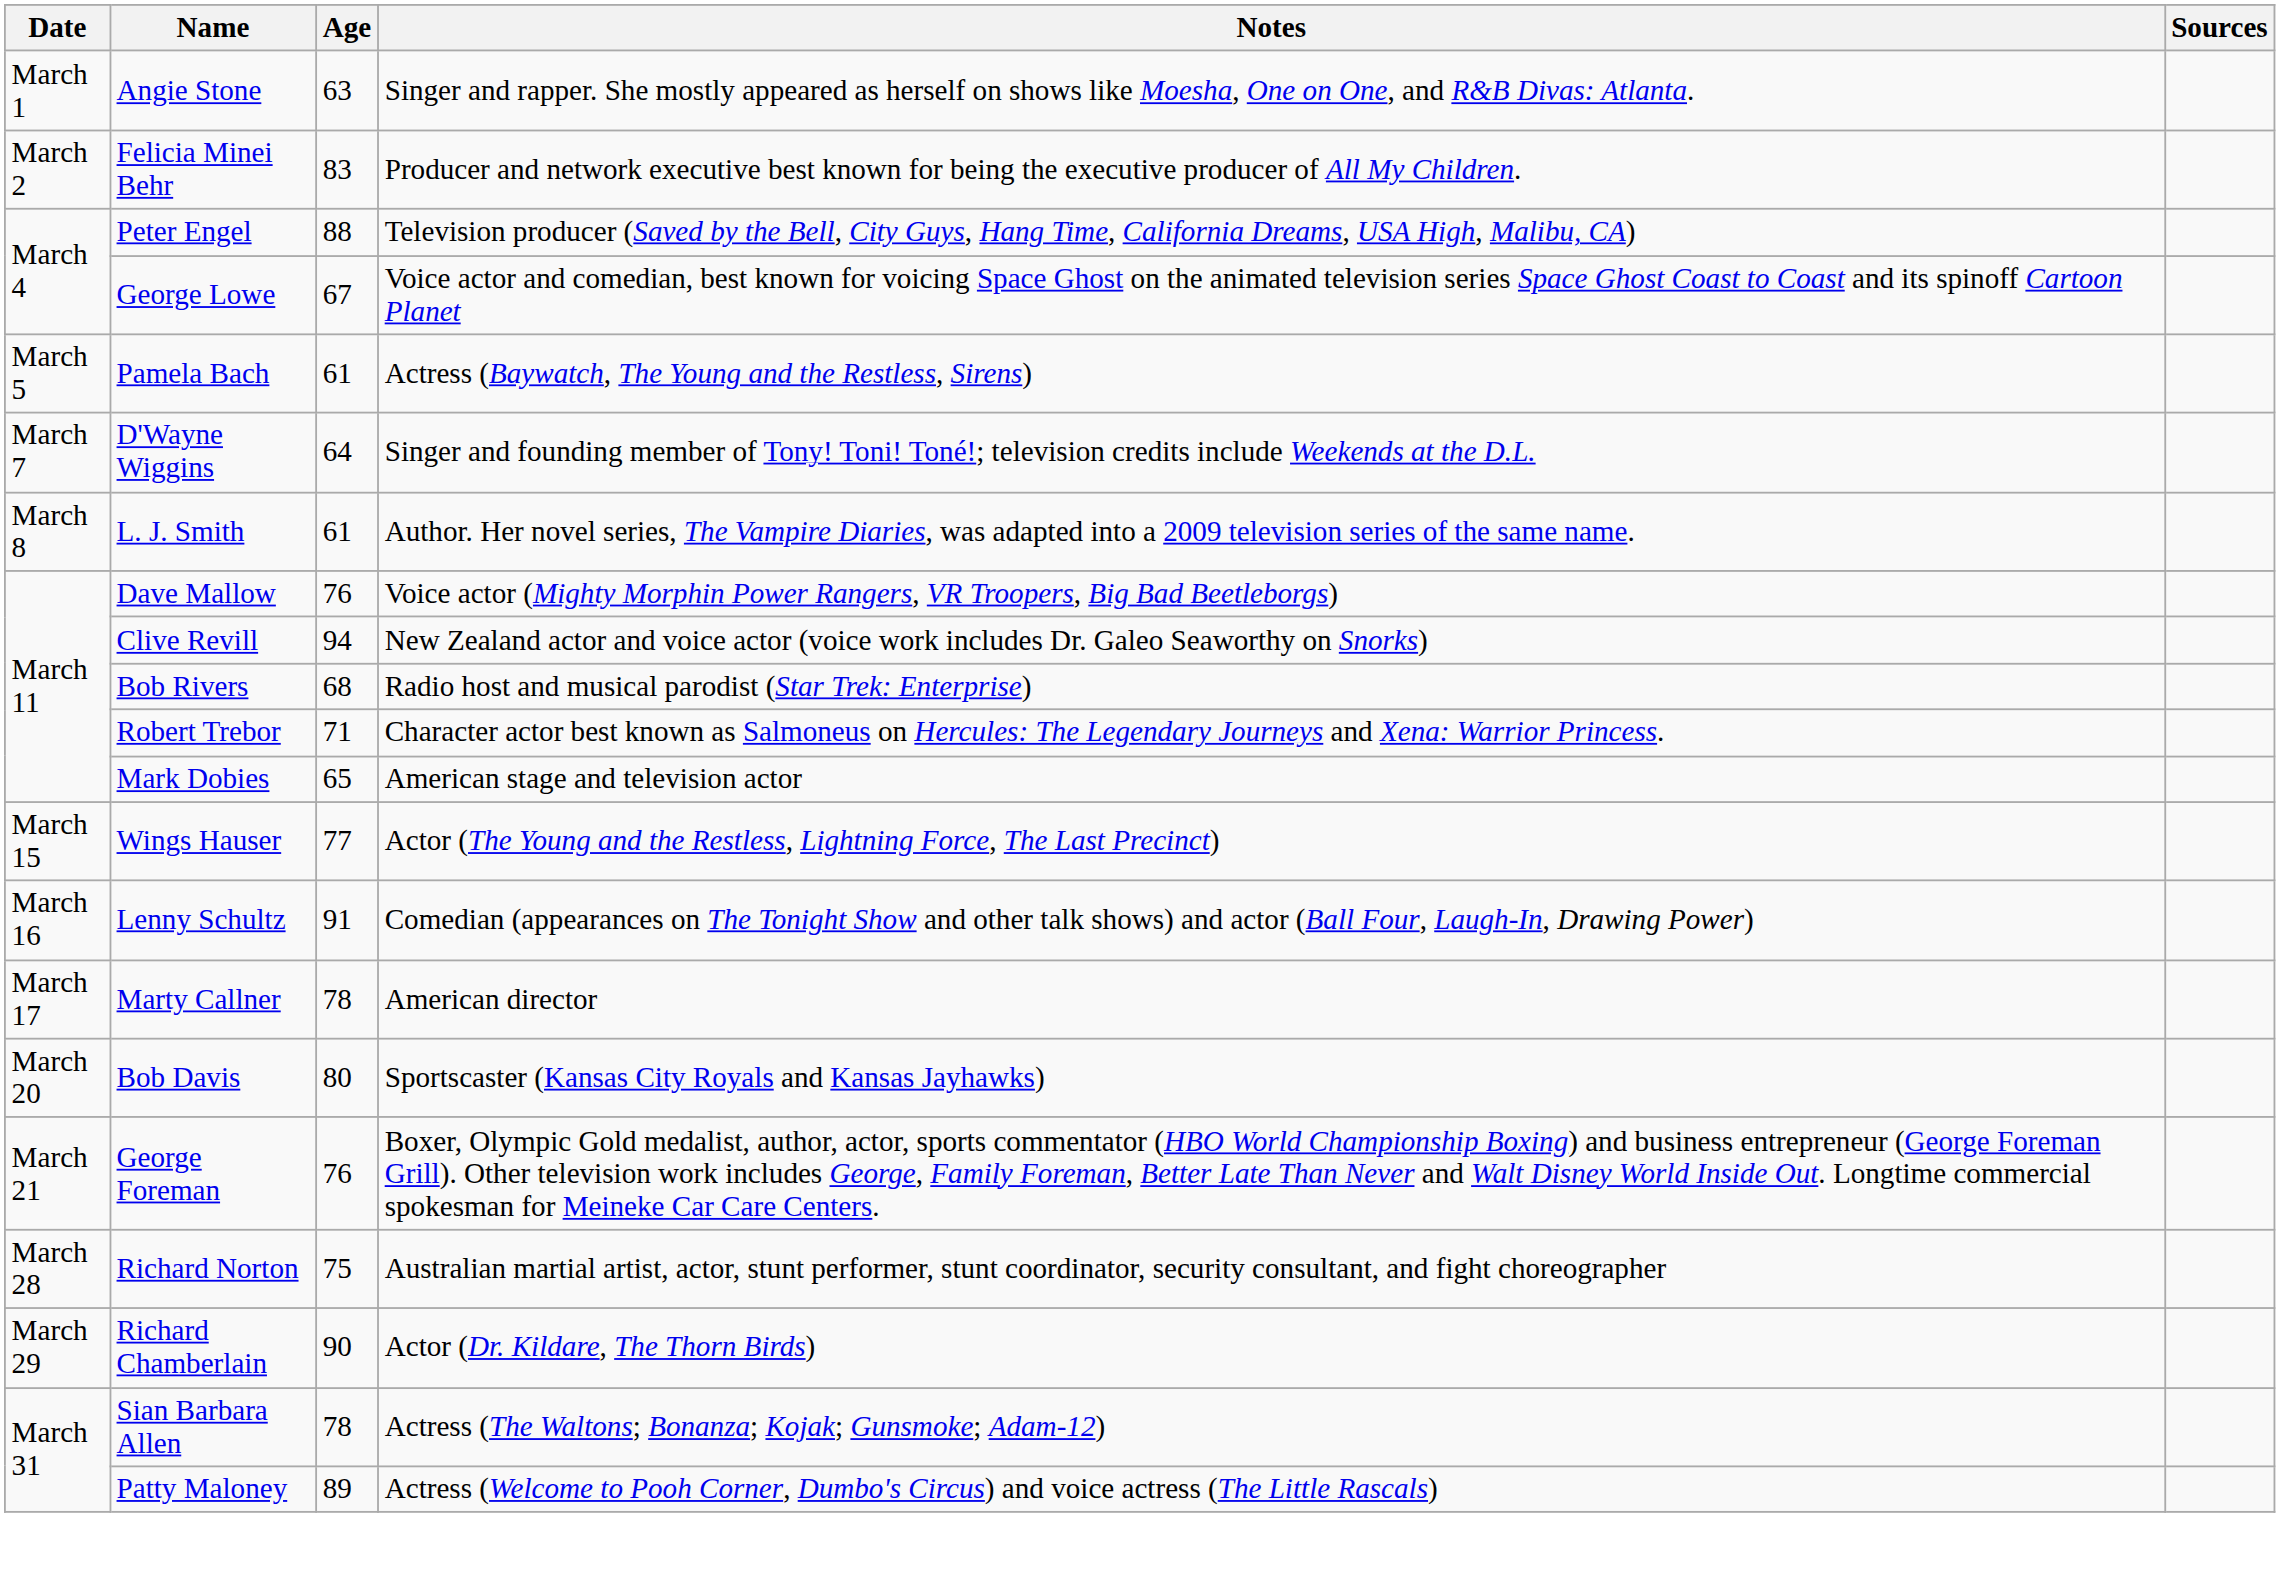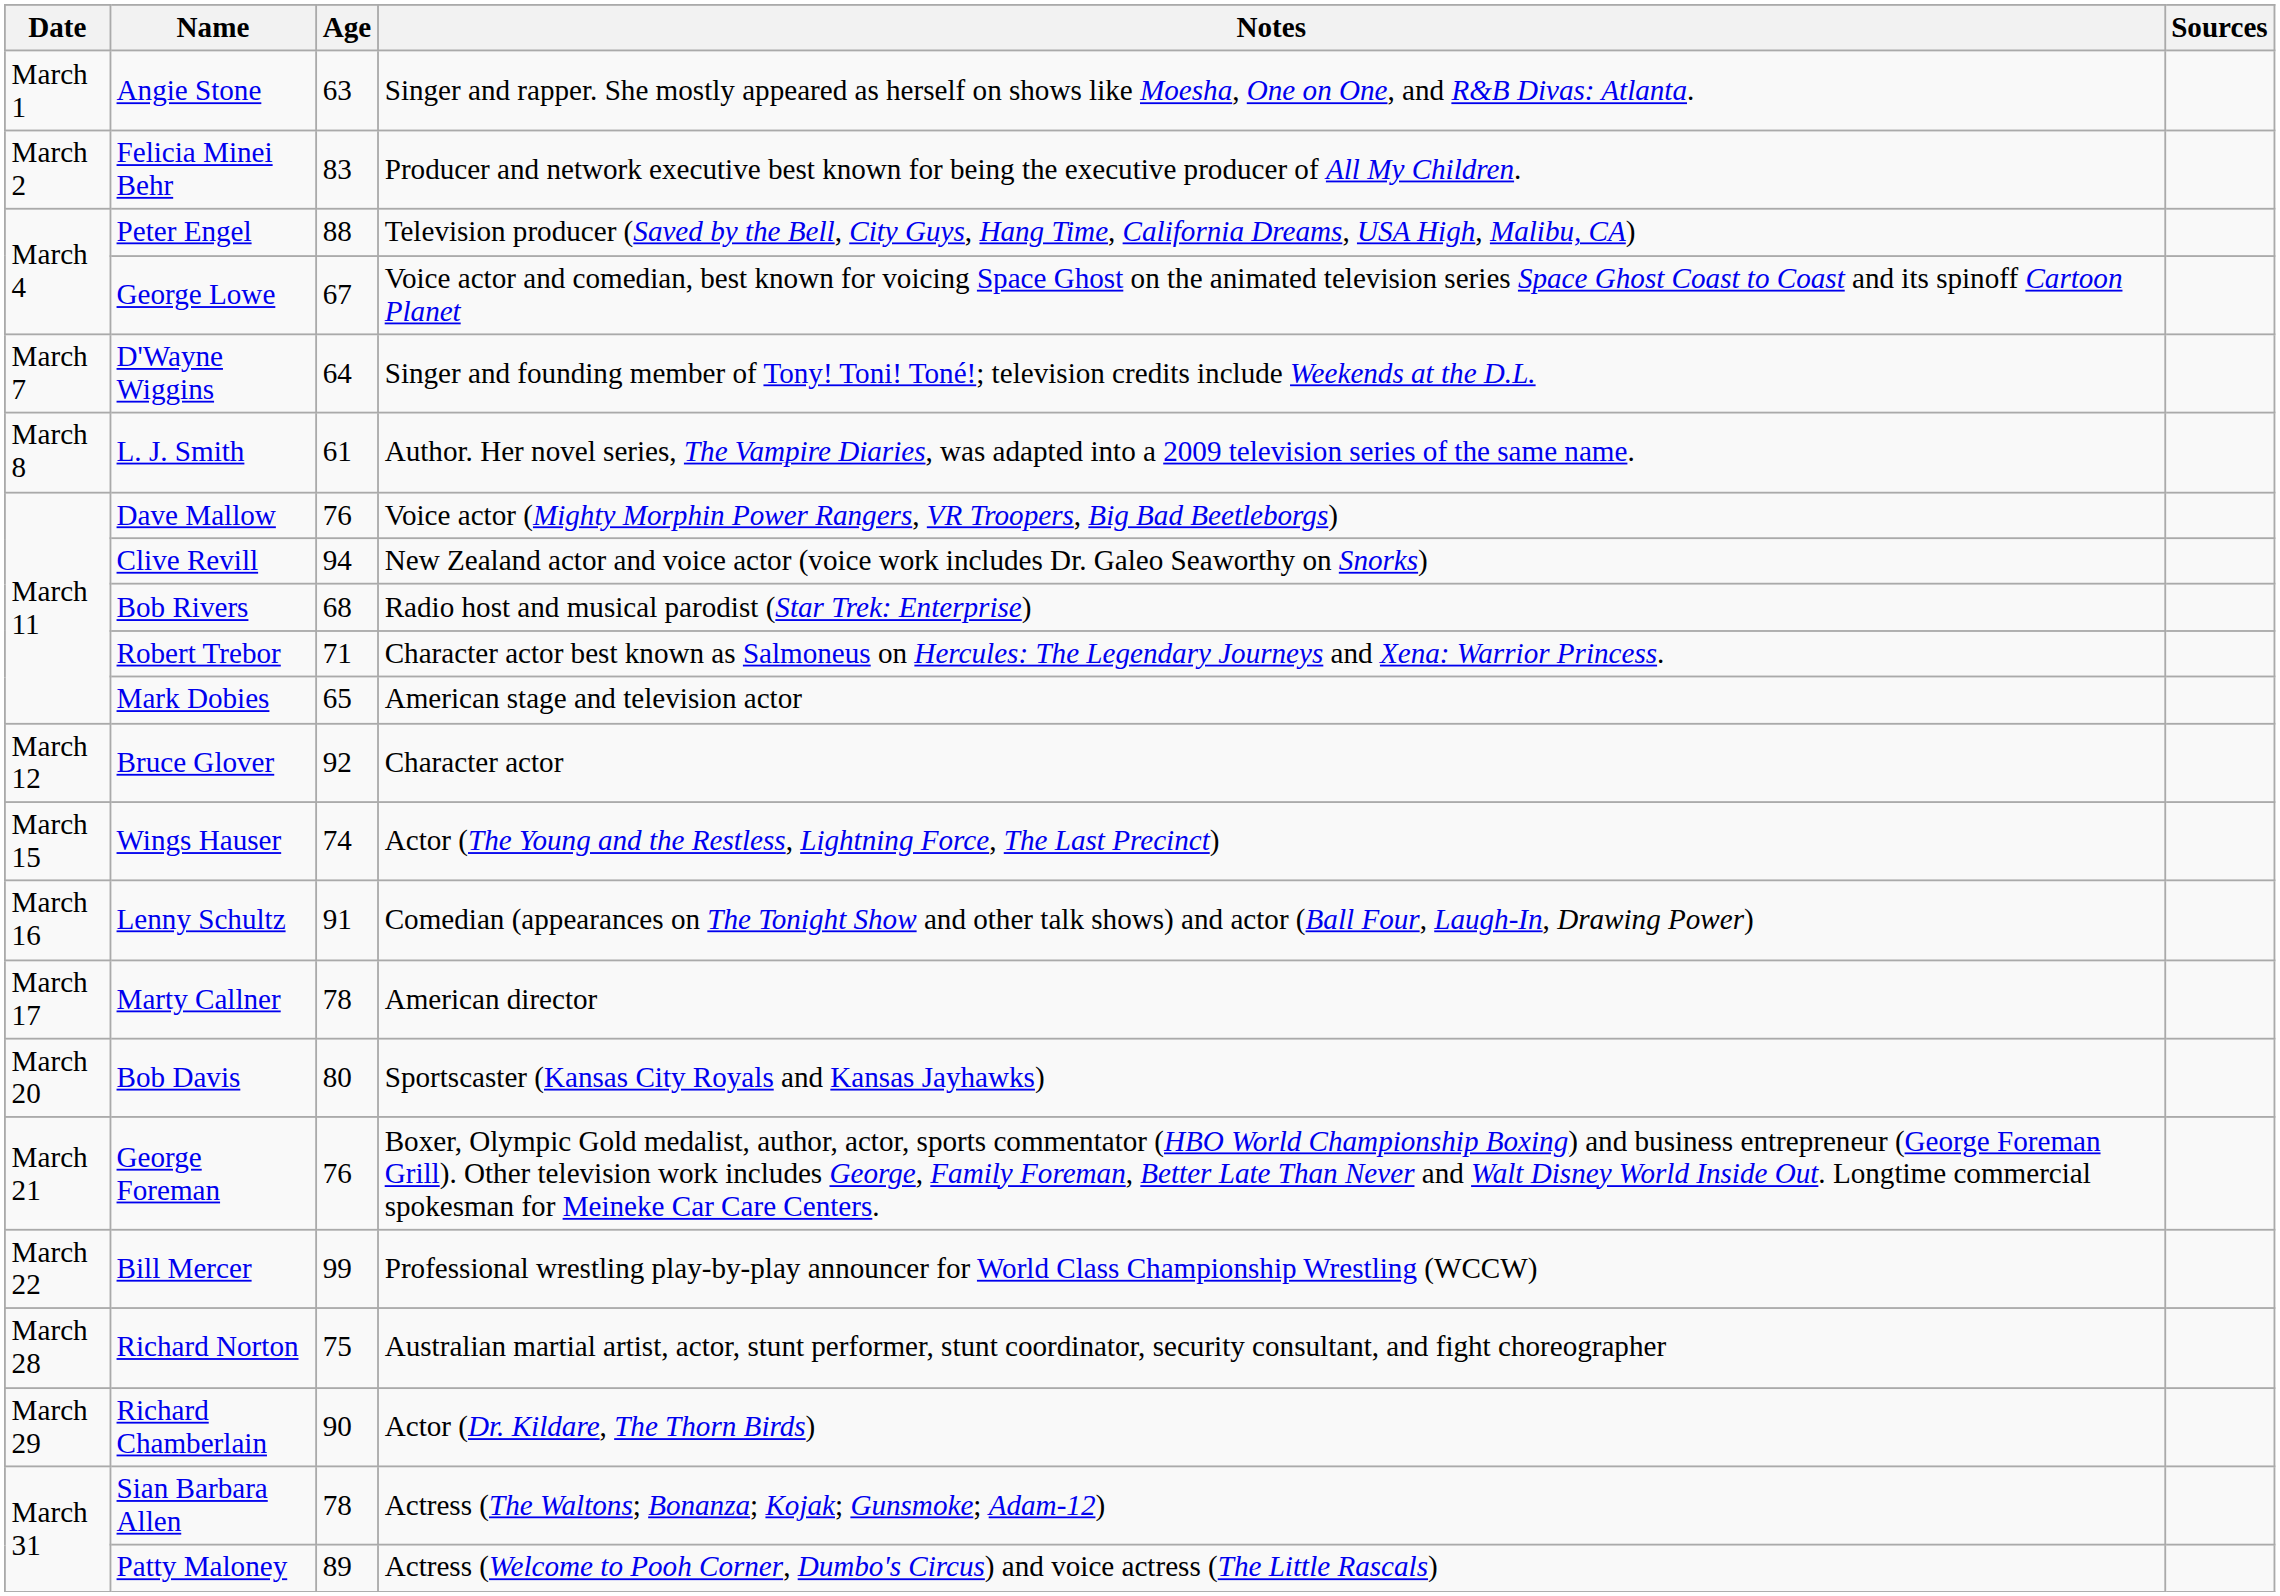- row: (193, 373)
+ row: (195, 761)
(337, 840) 77 -> (337, 840) 74
+ row: (184, 1268)
